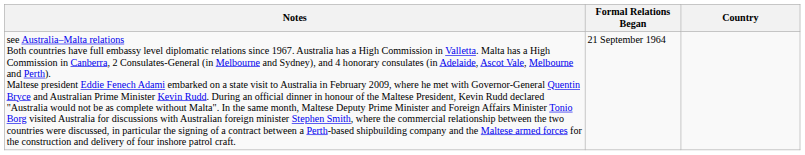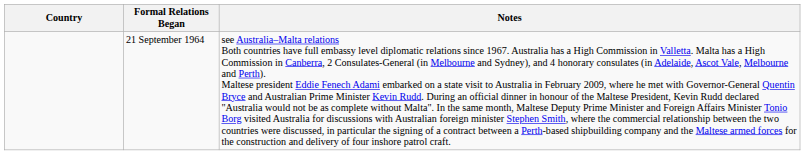columns swapped: (740, 18) <-> (295, 18)
